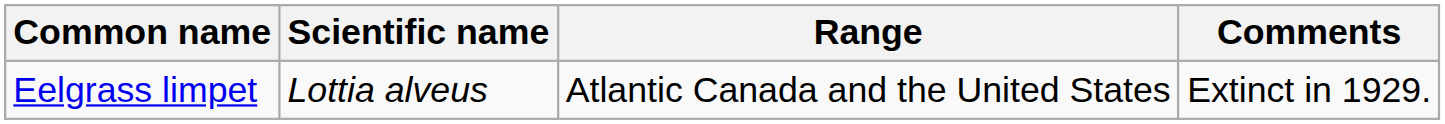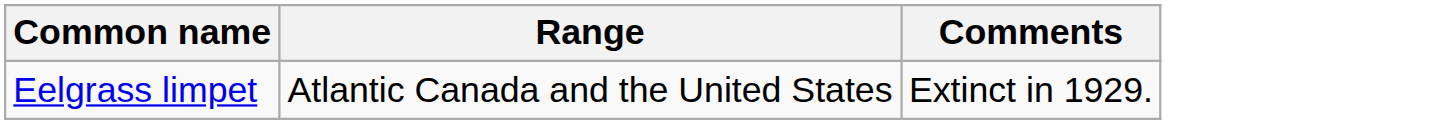- column: (418, 32)
